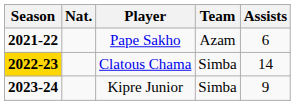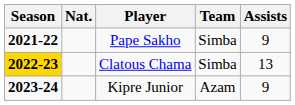(218, 40) Azam -> (218, 40) Simba
(265, 40) 6 -> (265, 40) 9
(265, 64) 14 -> (265, 64) 13
(218, 87) Simba -> (218, 87) Azam
